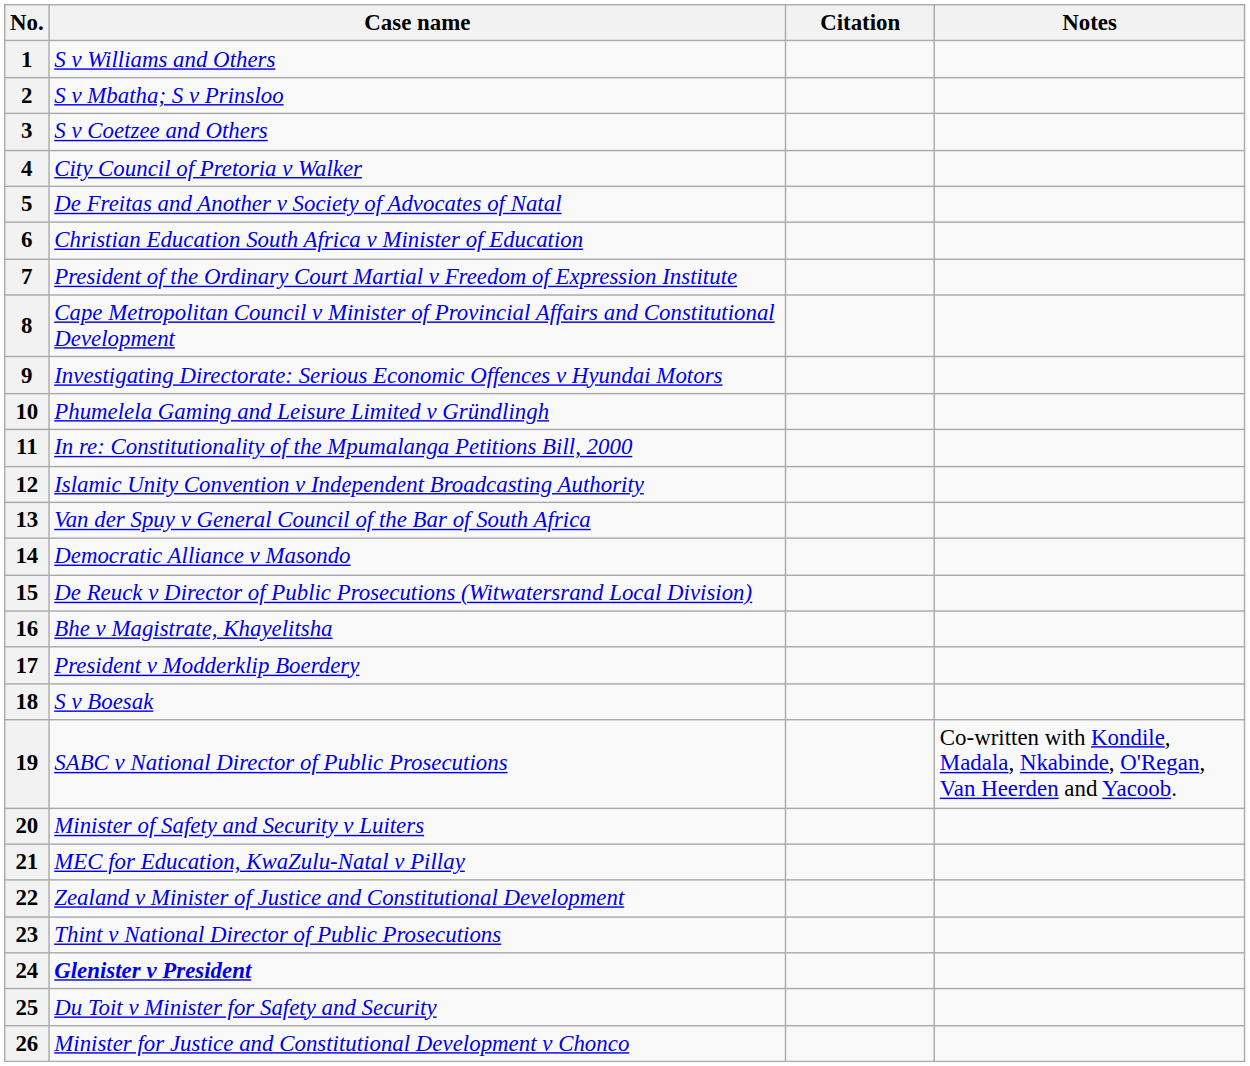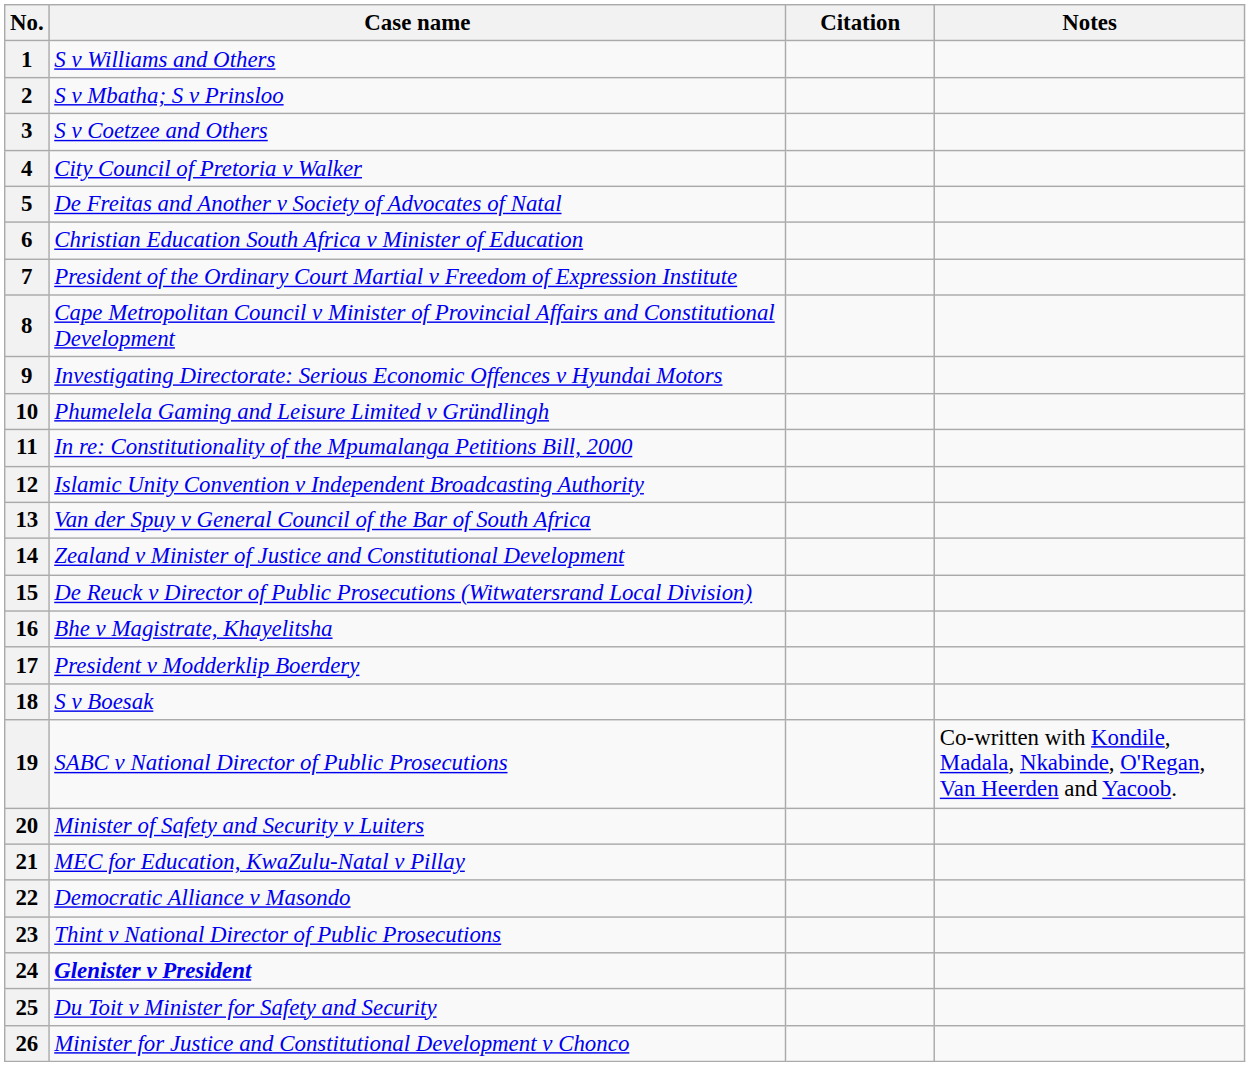(202, 556) Democratic Alliance v Masondo -> (339, 556) Zealand v Minister of Justice and Constitutional Development
(339, 898) Zealand v Minister of Justice and Constitutional Development -> (202, 898) Democratic Alliance v Masondo
